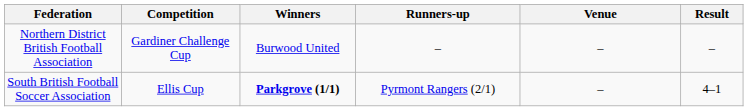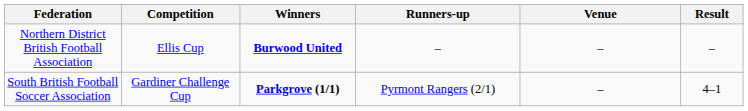(180, 48) Gardiner Challenge Cup -> (180, 48) Ellis Cup
(298, 48) normal -> (298, 48) bold
(180, 89) Ellis Cup -> (180, 89) Gardiner Challenge Cup
